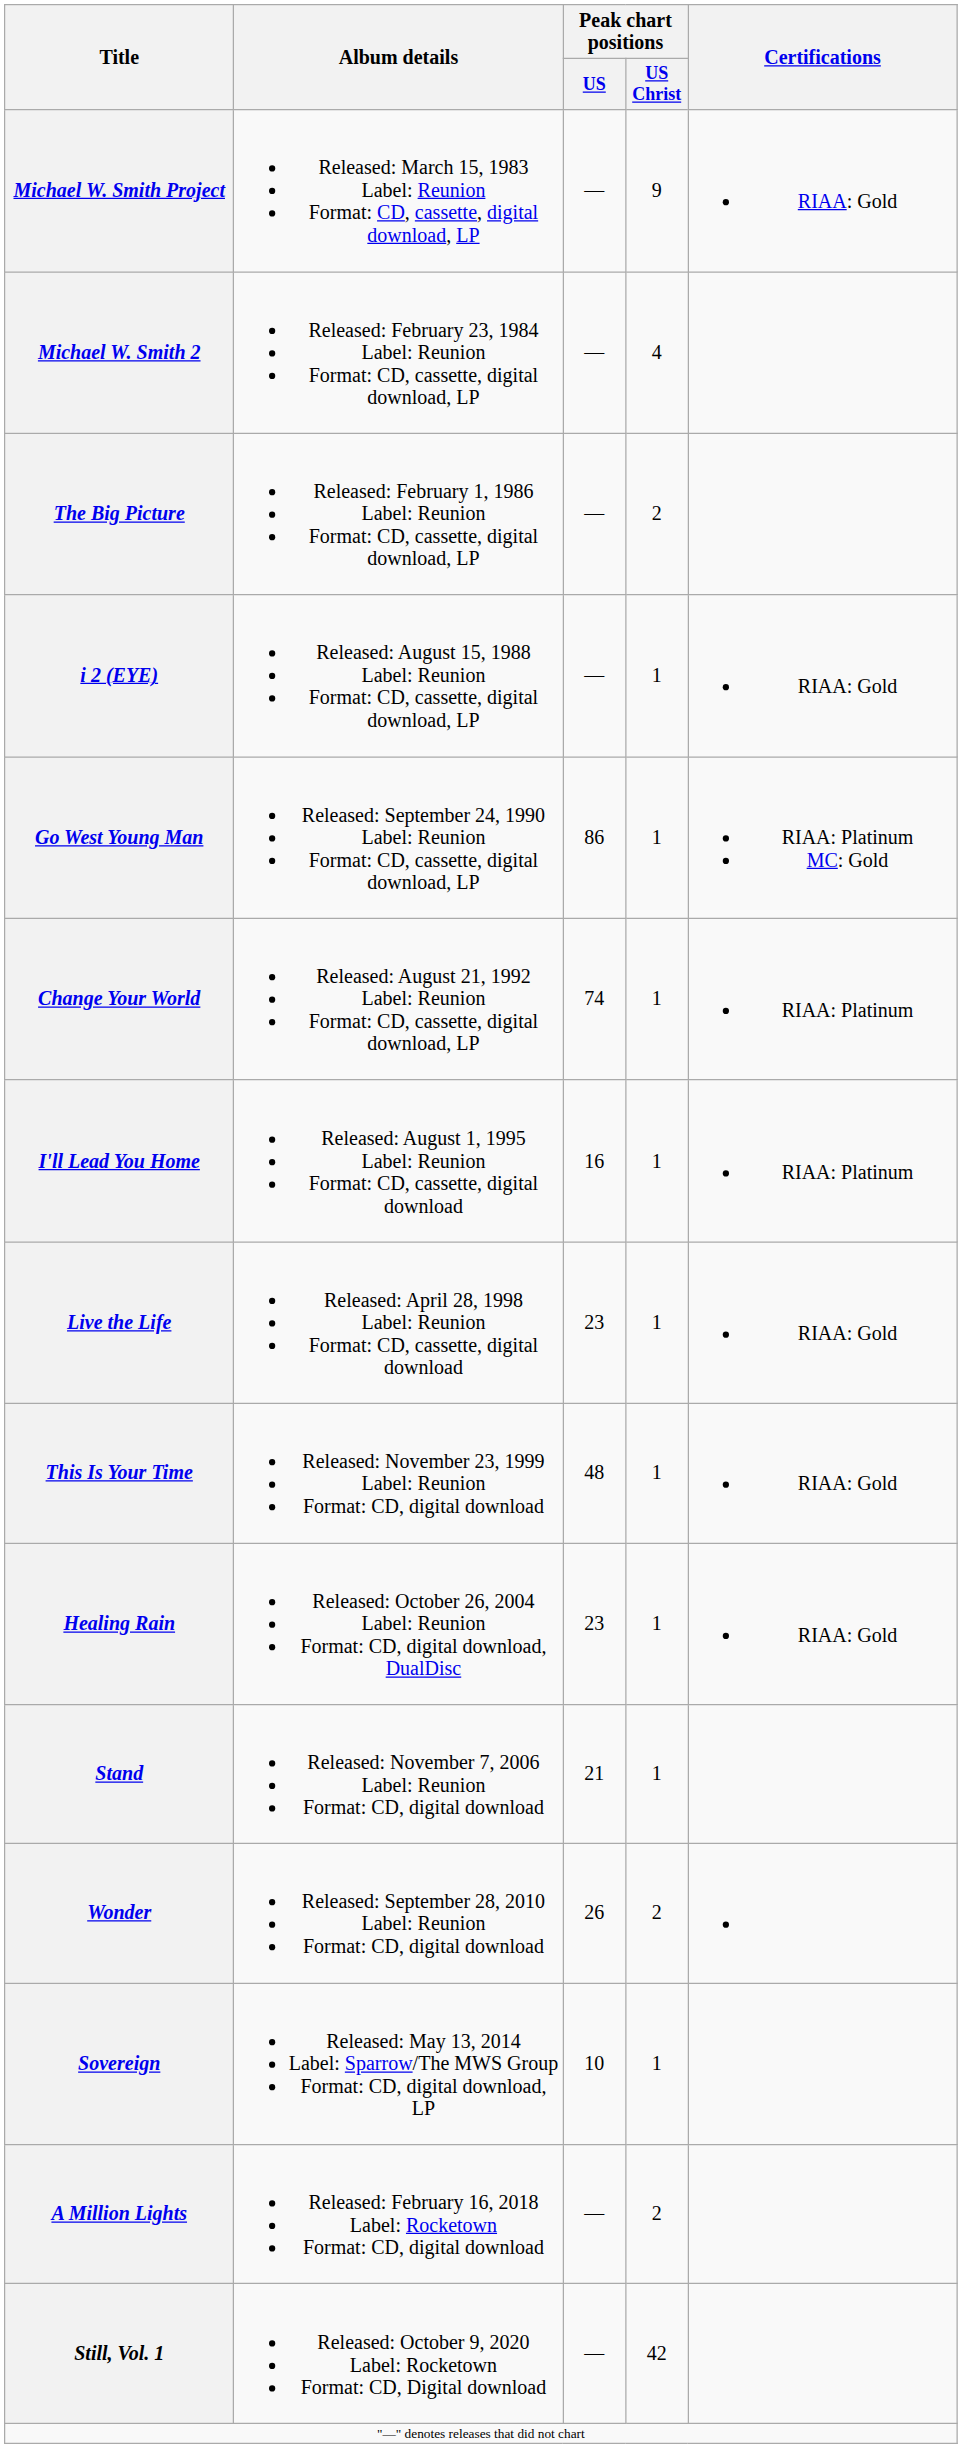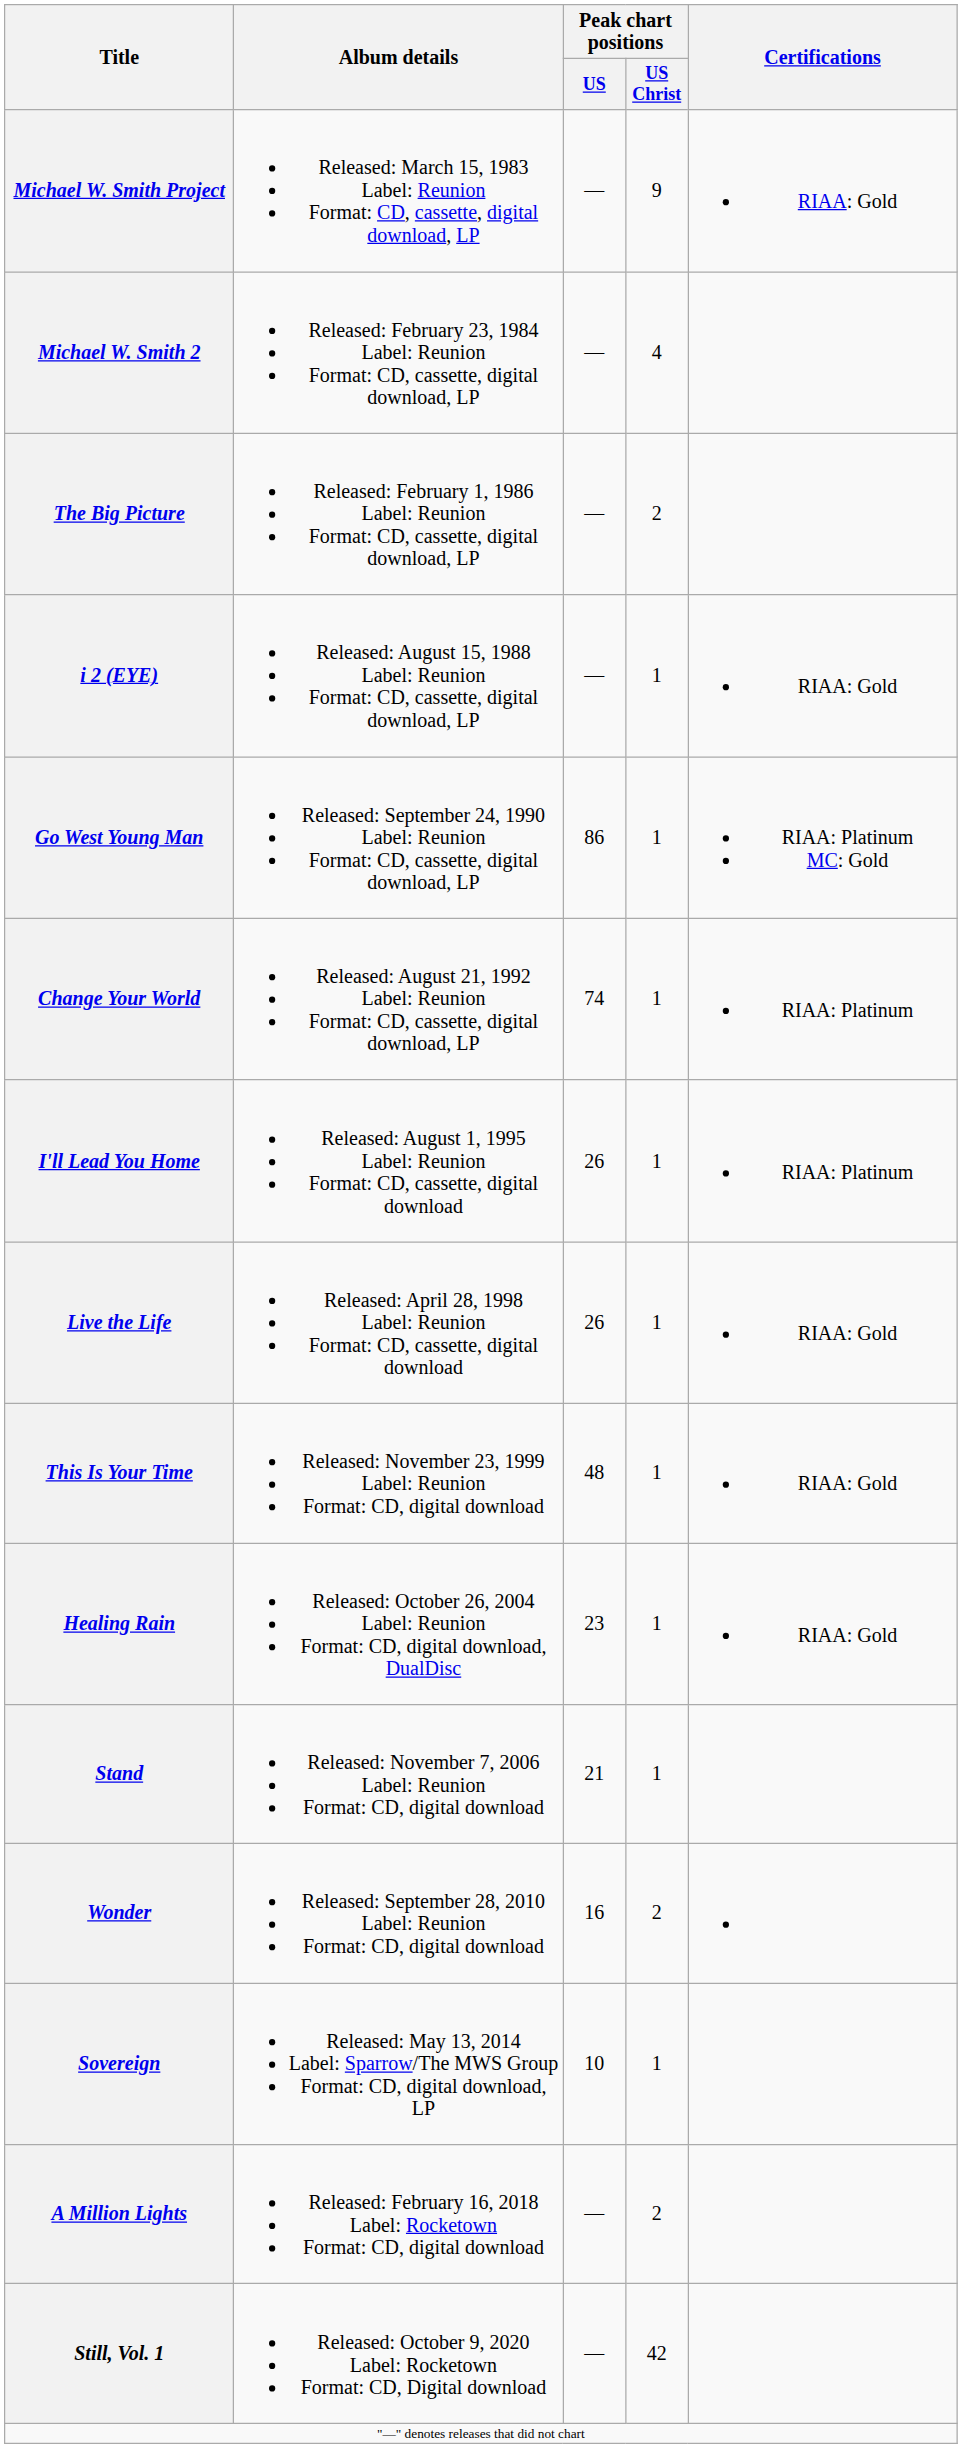(594, 1160) 16 -> (594, 1160) 26
(594, 1322) 23 -> (594, 1322) 26
(594, 1913) 26 -> (594, 1913) 16
